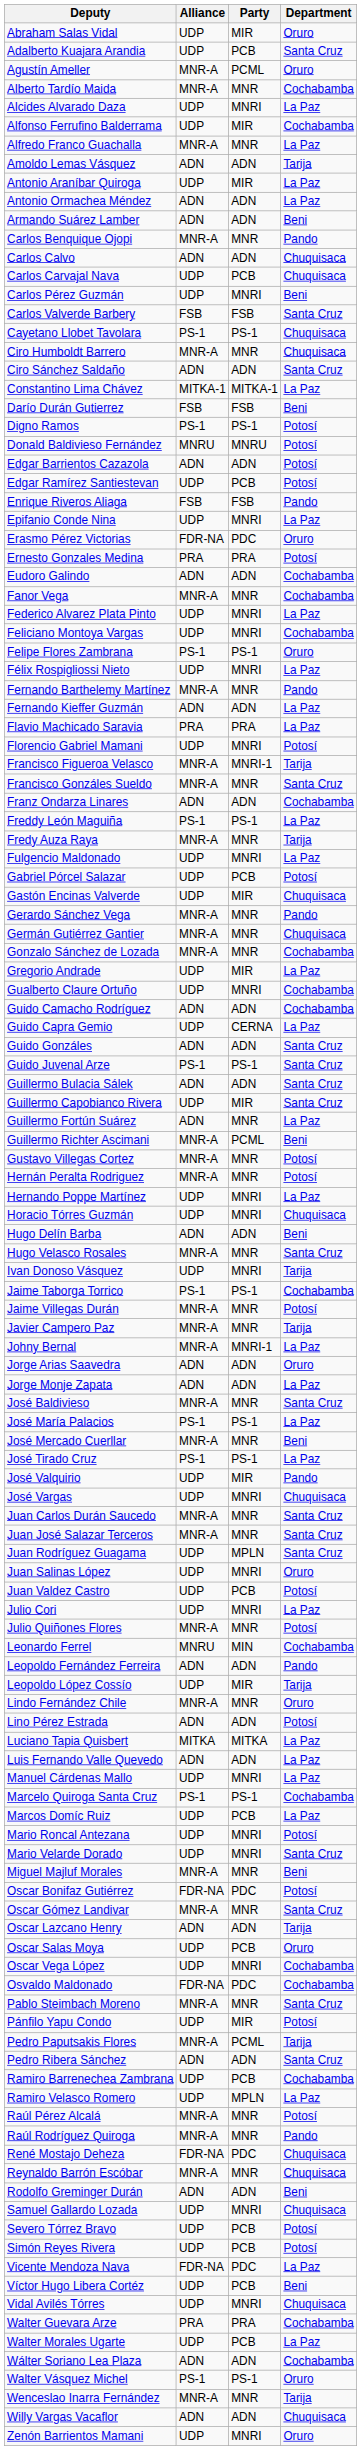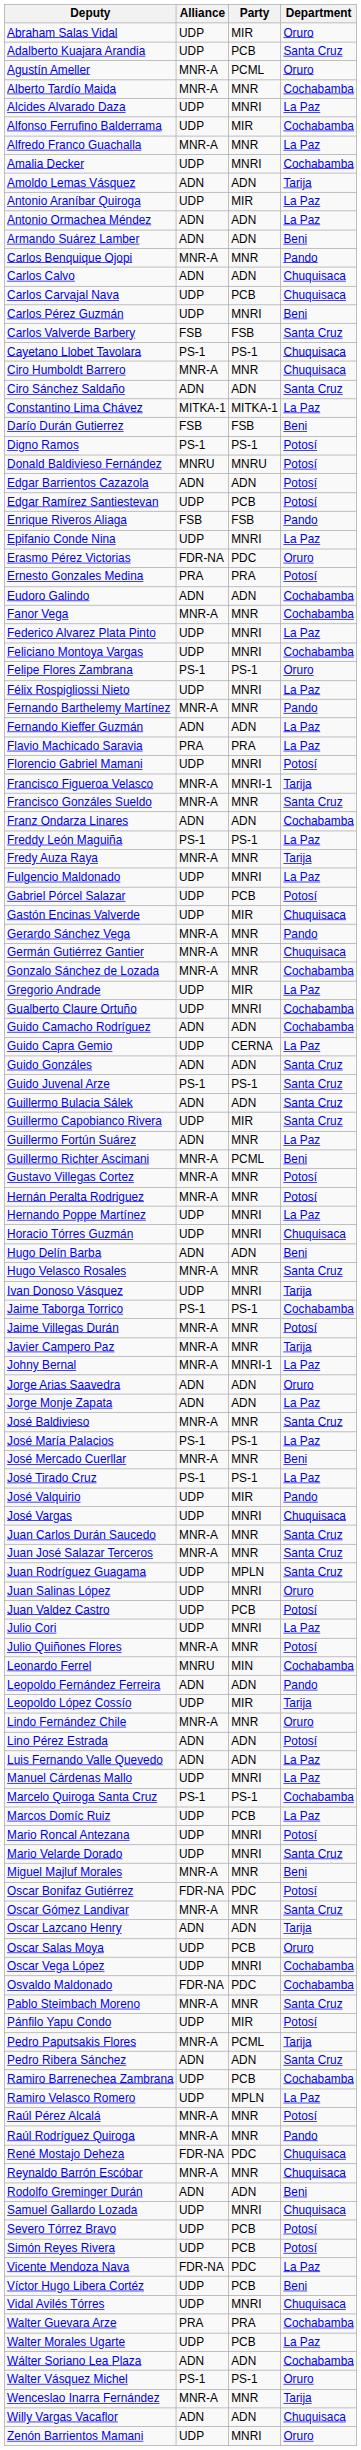+ row: (46, 164)
- row: (68, 1741)
